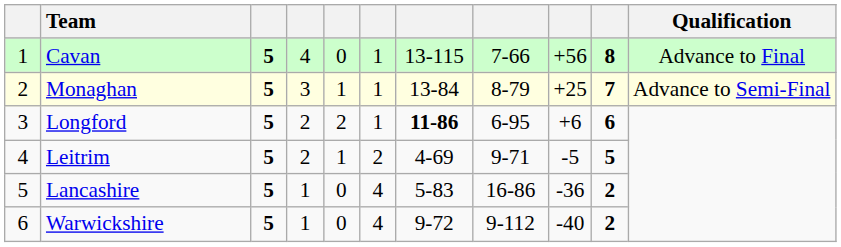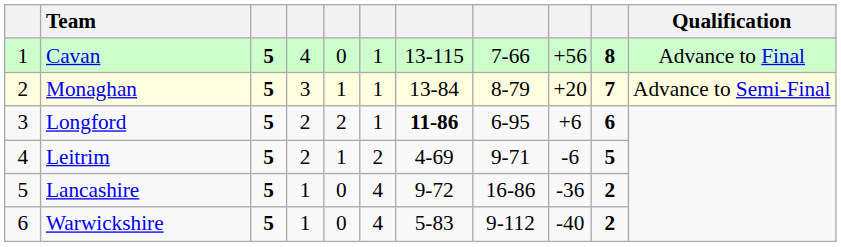(570, 88) +25 -> (570, 88) +20
(570, 156) -5 -> (570, 156) -6
(434, 190) 5-83 -> (434, 190) 9-72
(434, 223) 9-72 -> (434, 223) 5-83
